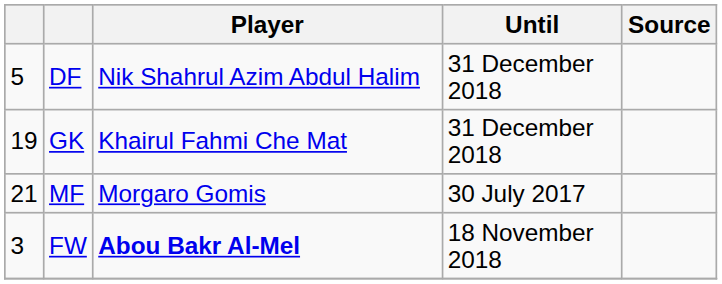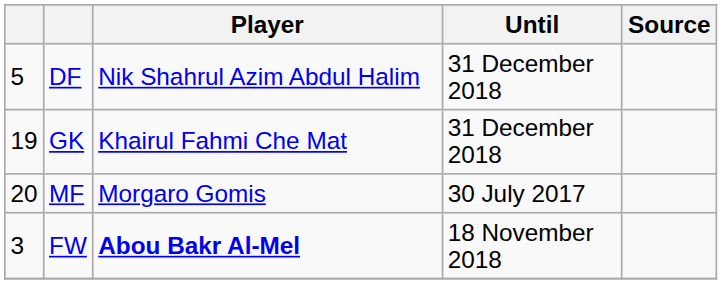(24, 194) 21 -> (24, 194) 20
